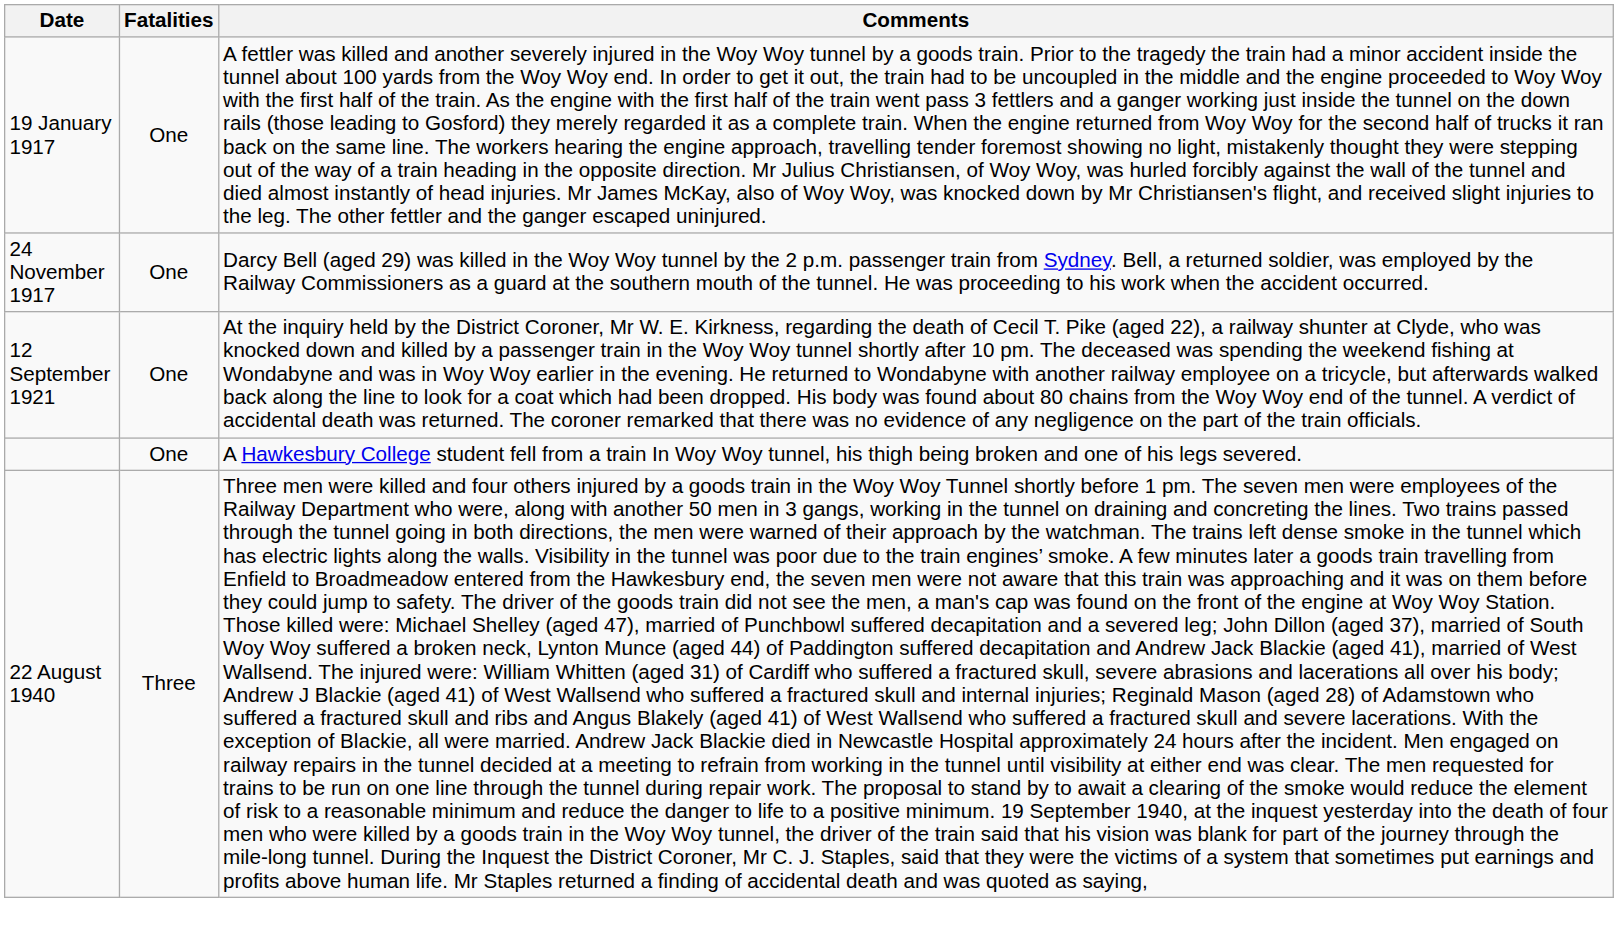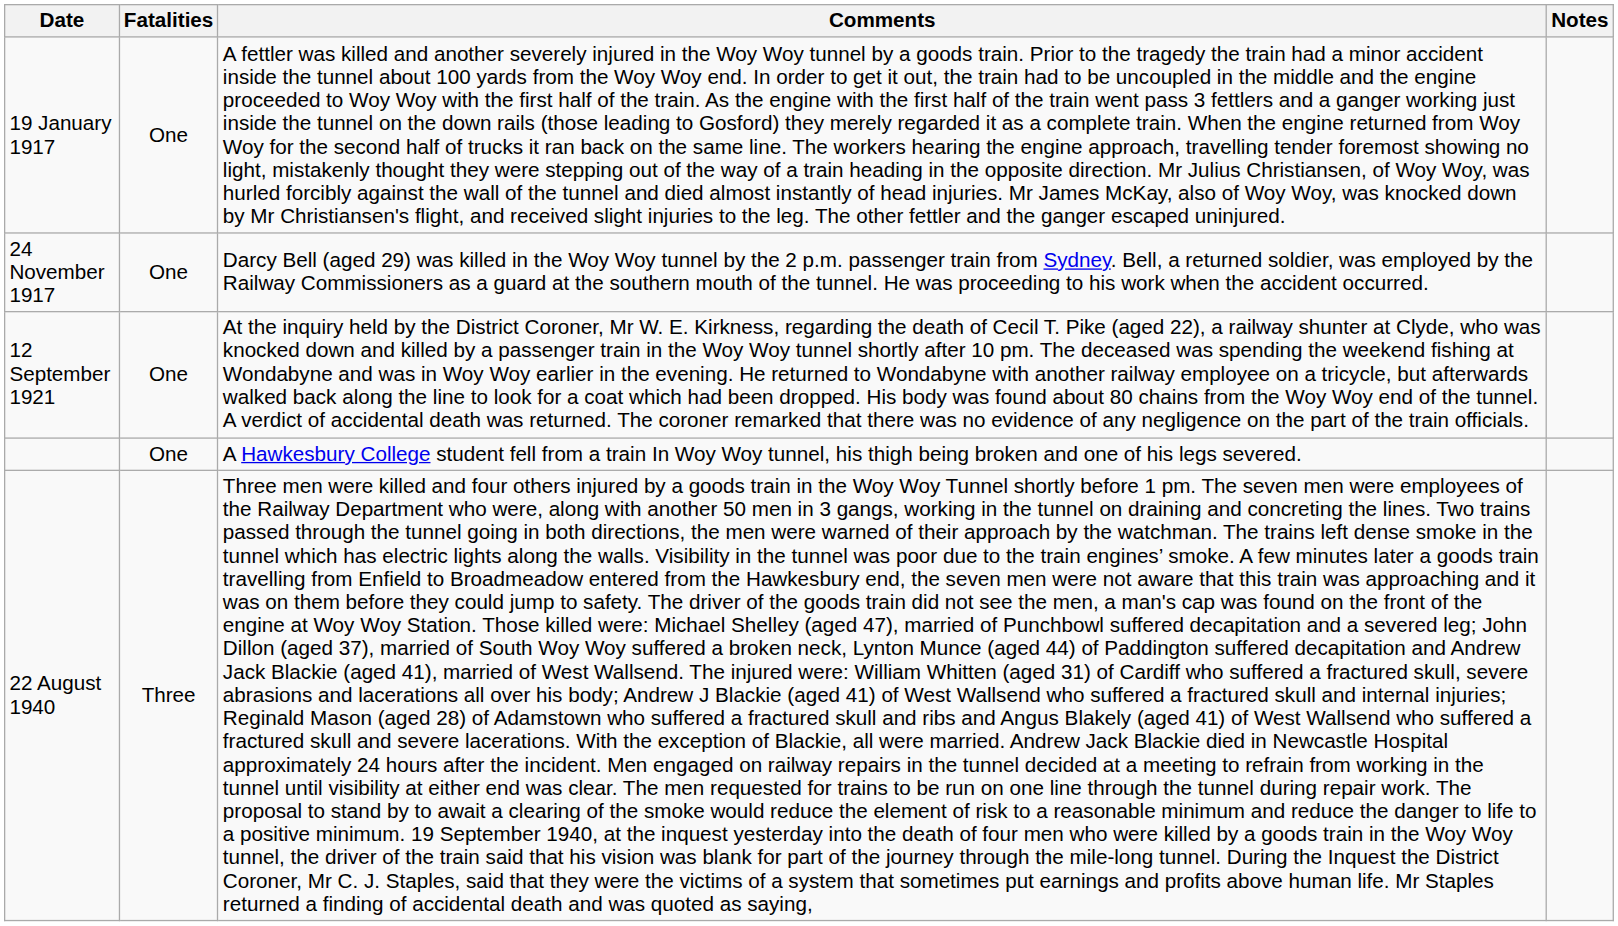+ column: (1580, 20)
